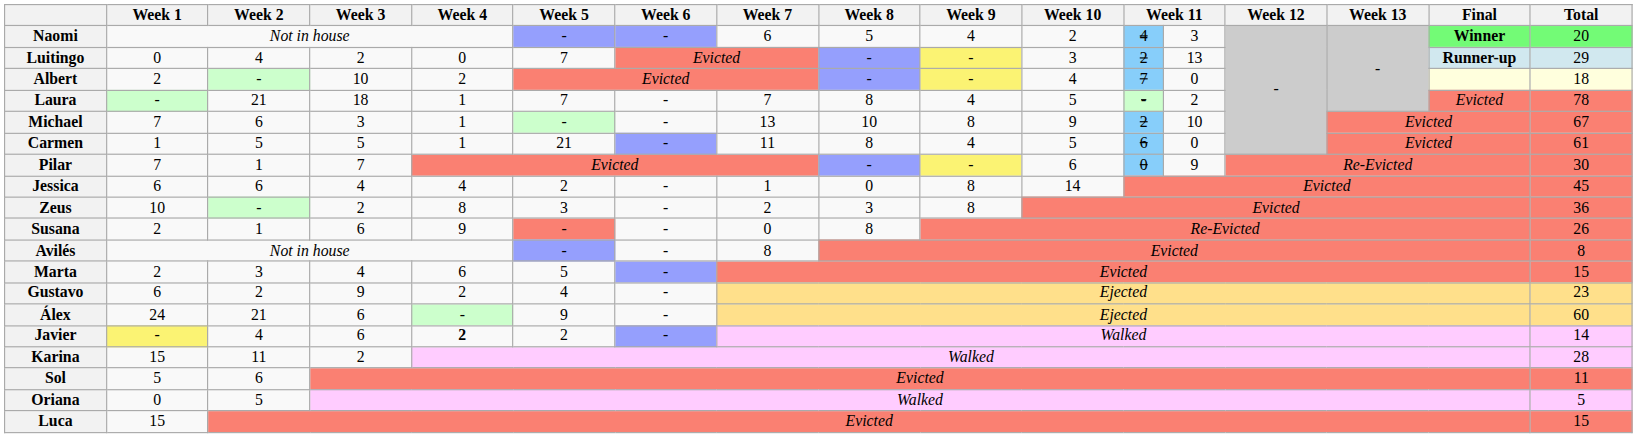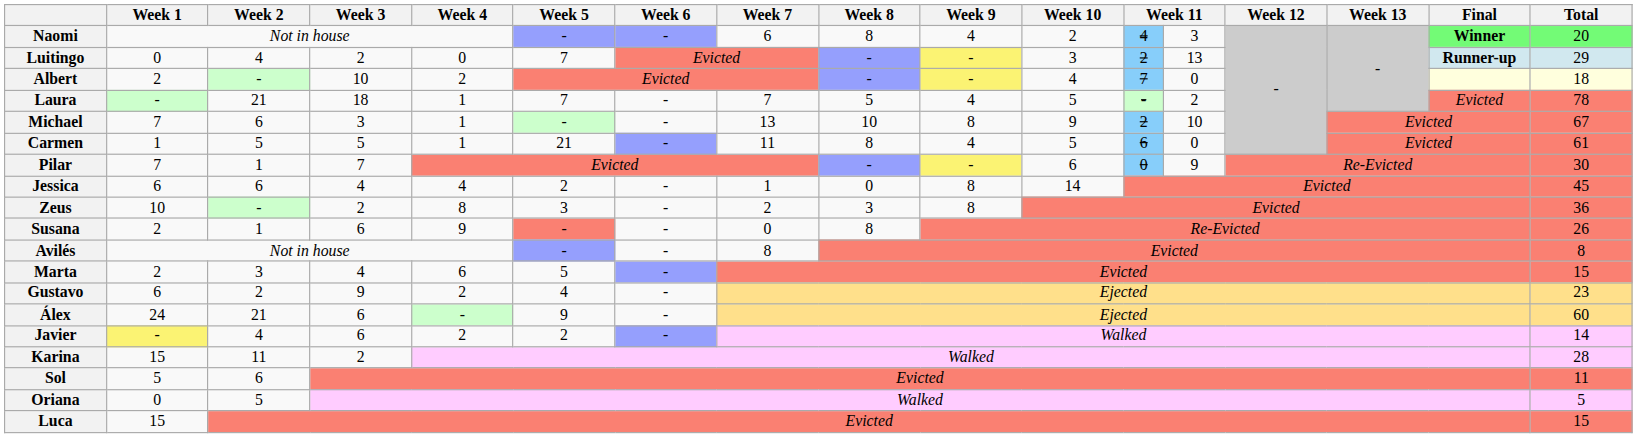(869, 36) 5 -> (869, 36) 8
(869, 100) 8 -> (869, 100) 5
(462, 335) bold -> (462, 335) normal
